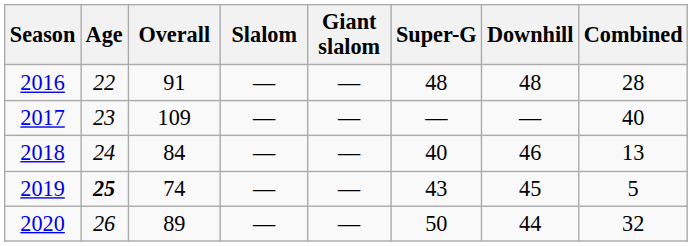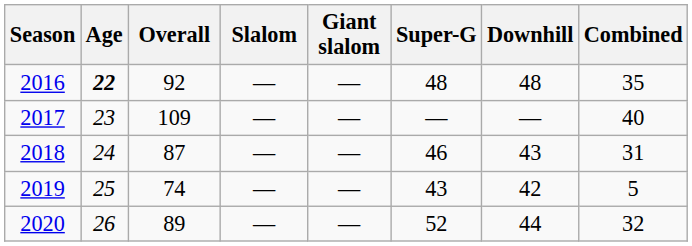(104, 82) normal -> (104, 82) bold
(174, 82) 91 -> (174, 82) 92
(633, 82) 28 -> (633, 82) 35
(174, 152) 84 -> (174, 152) 87
(436, 152) 40 -> (436, 152) 46
(530, 152) 46 -> (530, 152) 43
(633, 152) 13 -> (633, 152) 31
(104, 188) bold -> (104, 188) normal
(530, 188) 45 -> (530, 188) 42
(436, 223) 50 -> (436, 223) 52
